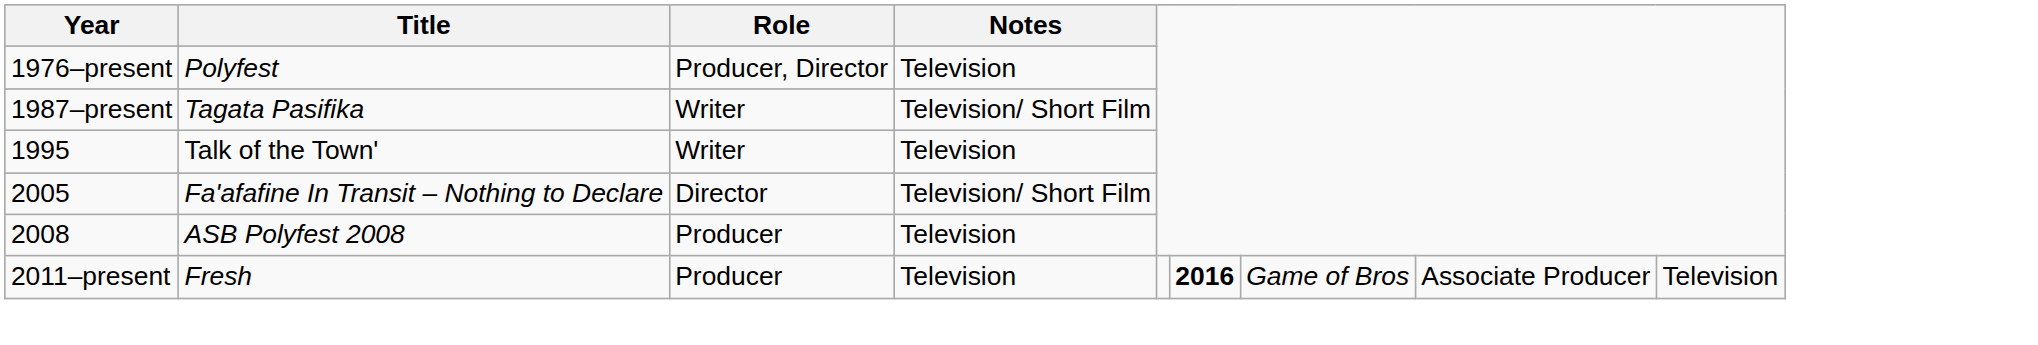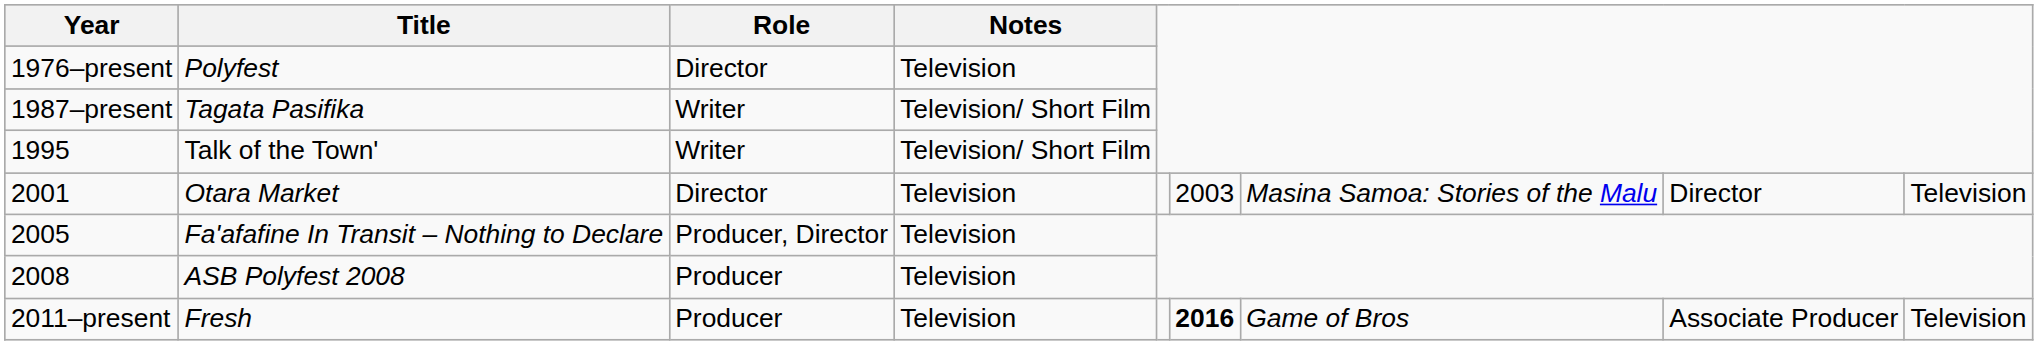(782, 67) Producer, Director -> (721, 67) Director
(958, 151) Television -> (1026, 151) Television/ Short Film
+ row: (262, 192)
(721, 192) Director -> (782, 234) Producer, Director
(1026, 192) Television/ Short Film -> (958, 234) Television
